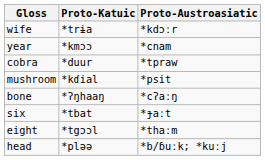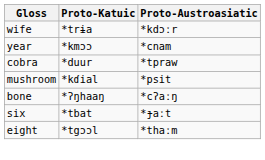- row: (19, 147)
